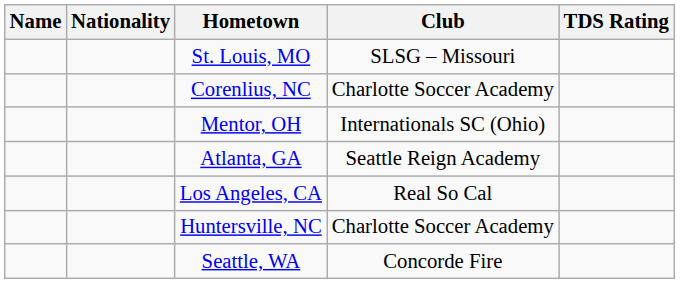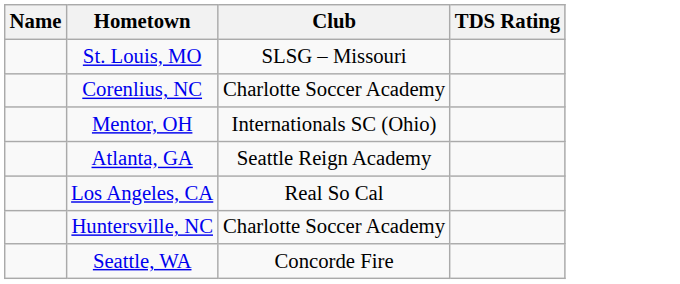- column: (121, 21)
